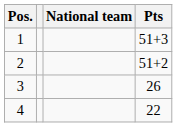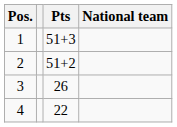columns swapped: (89, 16) <-> (153, 16)
